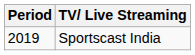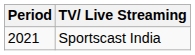(24, 38) 2019 -> (24, 38) 2021
